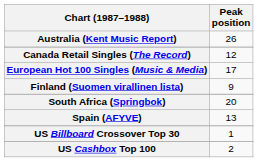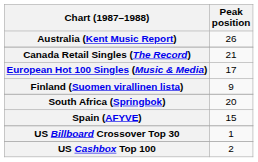(231, 54) 12 -> (231, 54) 21
(231, 117) 13 -> (231, 117) 15
